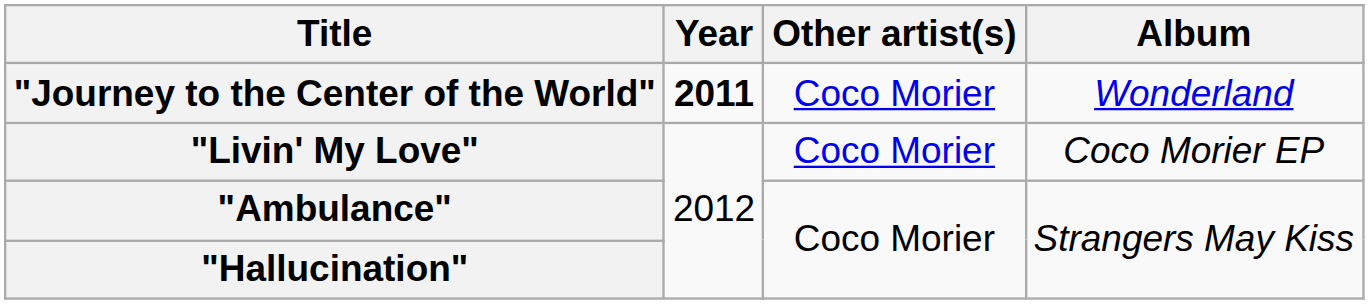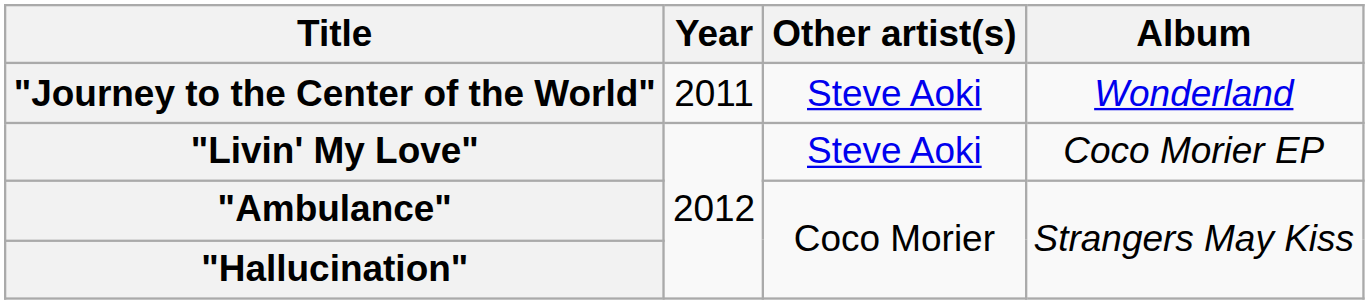(714, 92) bold -> (714, 92) normal
(894, 92) Coco Morier -> (894, 92) Steve Aoki
(894, 151) Coco Morier -> (894, 151) Steve Aoki
